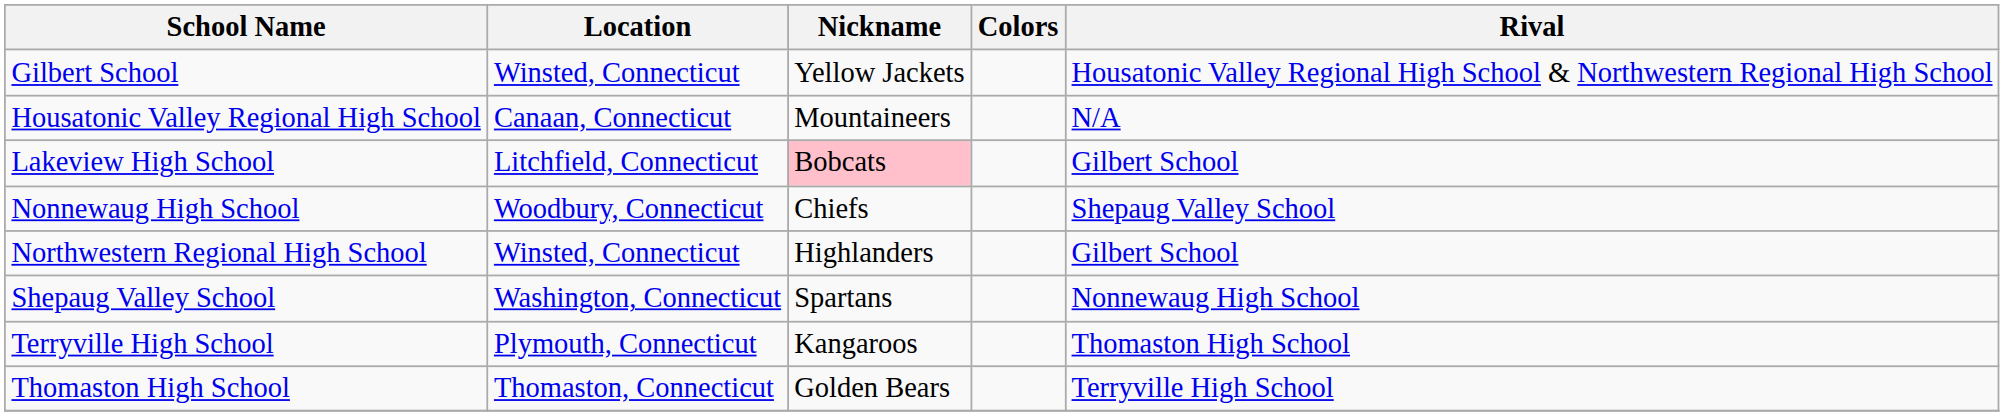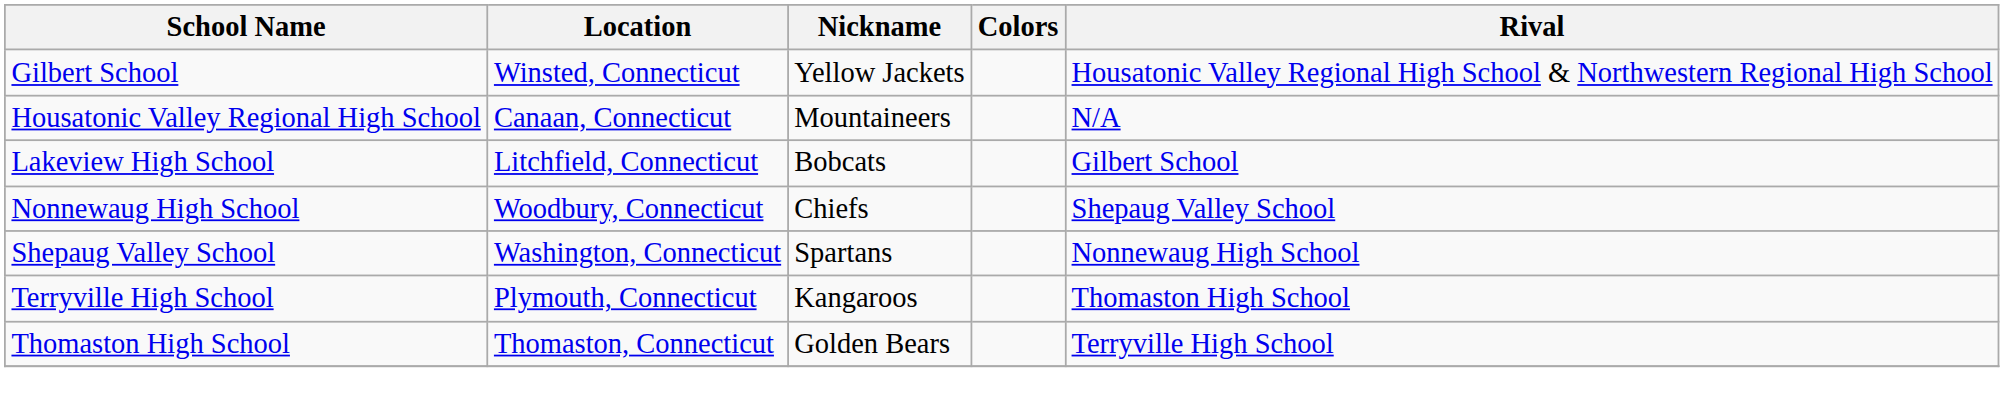(840, 162) pink background -> (840, 162) no background
- row: (219, 252)
